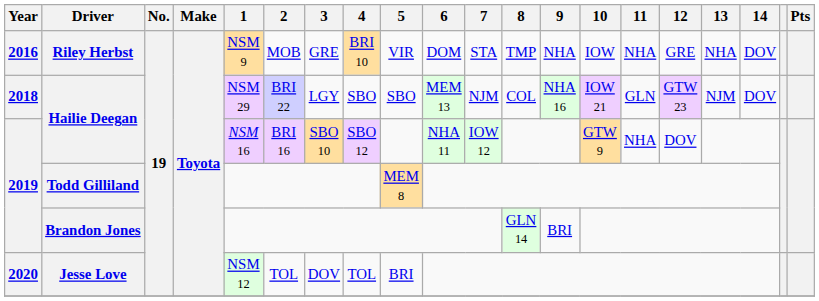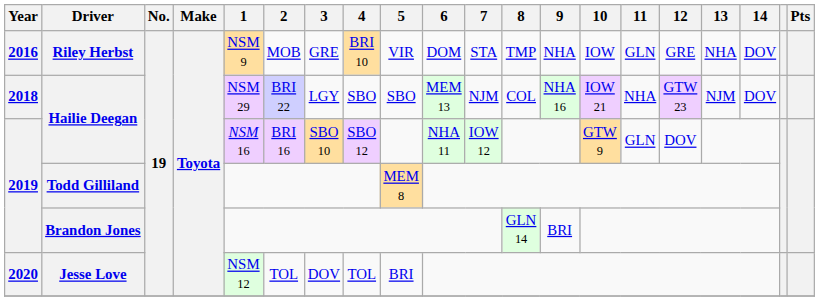(640, 52) NHA -> (640, 52) GLN
(640, 96) GLN -> (640, 96) NHA
(640, 141) NHA -> (640, 141) GLN
